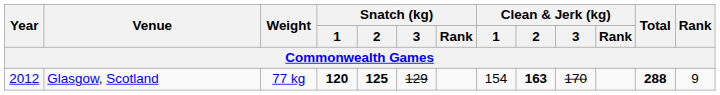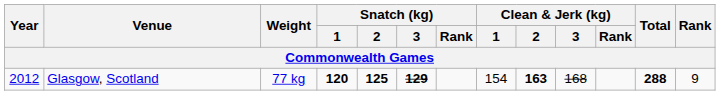(416, 79) normal -> (416, 79) bold
(576, 79) 170 -> (576, 79) 168
